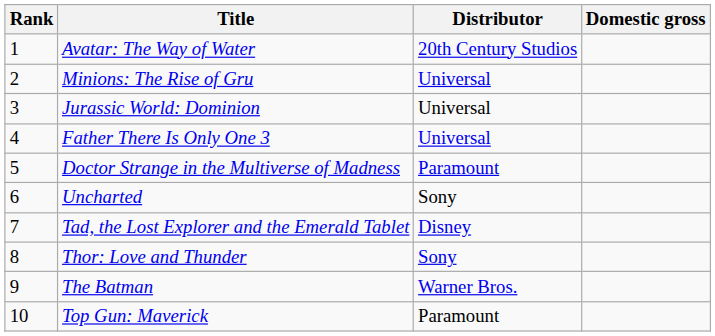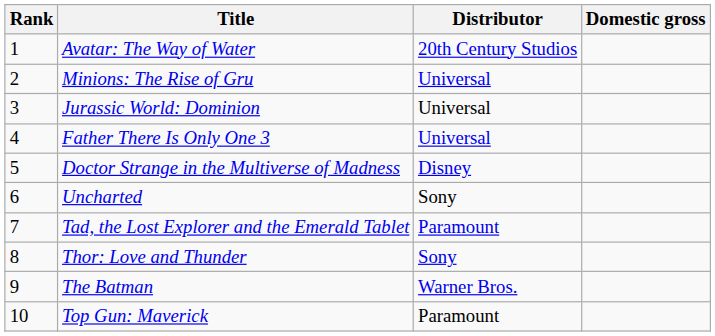(459, 167) Paramount -> (445, 167) Disney
(445, 227) Disney -> (459, 227) Paramount
